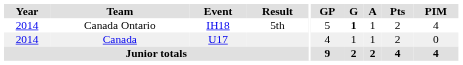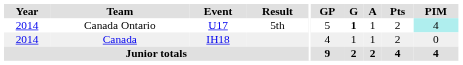(218, 25) IH18 -> (218, 25) U17
(436, 25) no background -> (436, 25) paleturquoise background
(218, 39) U17 -> (218, 39) IH18
